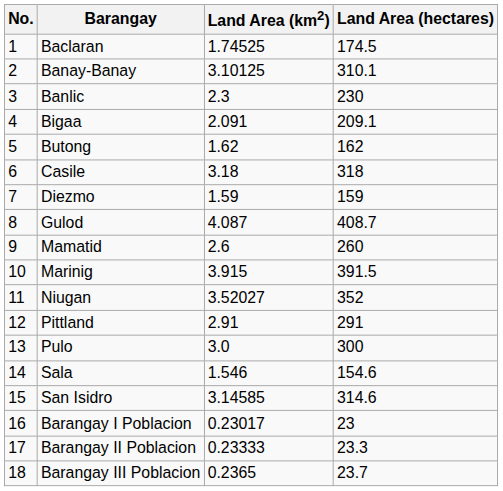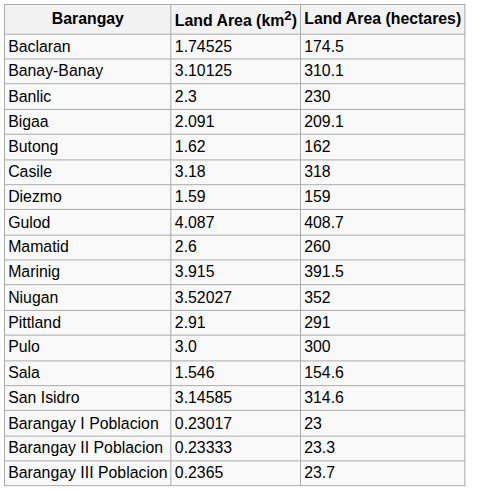- column: (21, 19)
